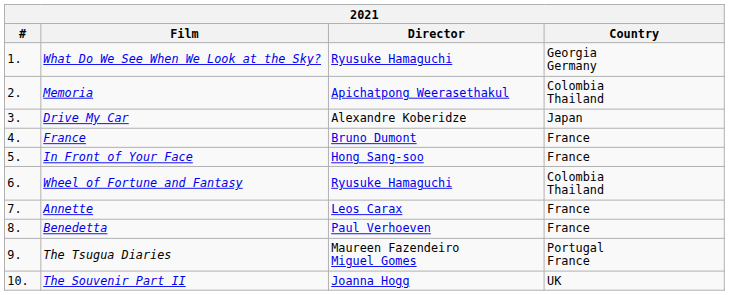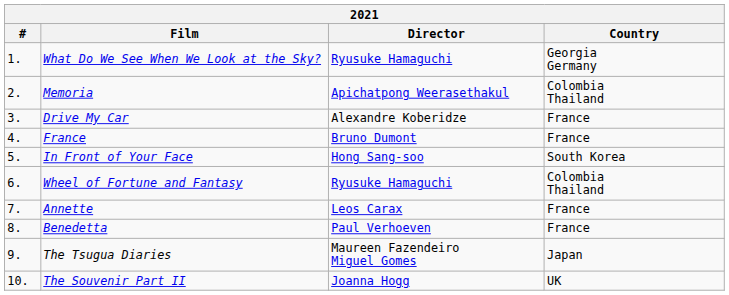(565, 119) Japan -> (568, 119) France
(568, 157) France -> (586, 157) South Korea
(576, 255) Portugal France -> (565, 255) Japan
